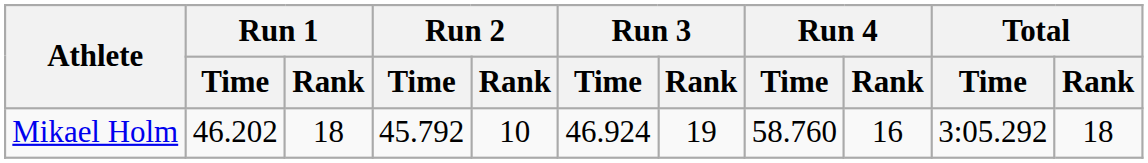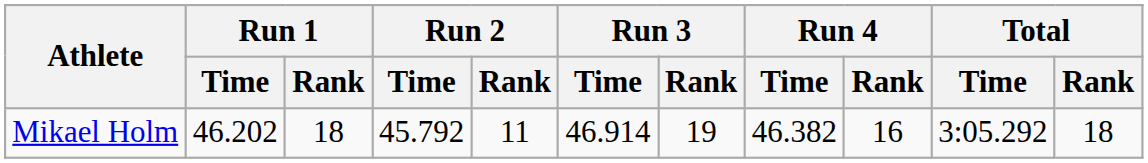(515, 132) 10 -> (515, 132) 11
(608, 132) 46.924 -> (608, 132) 46.914
(794, 132) 58.760 -> (794, 132) 46.382
